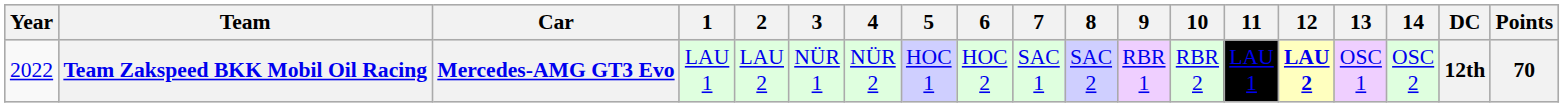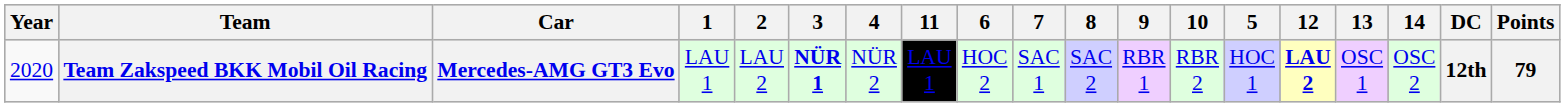columns swapped: (929, 21) <-> (1251, 21)
(32, 70) 2022 -> (32, 70) 2020
(817, 70) normal -> (818, 70) bold
(1524, 70) 70 -> (1526, 70) 79
